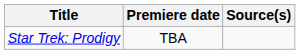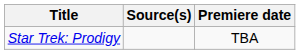columns swapped: (173, 15) <-> (259, 15)
